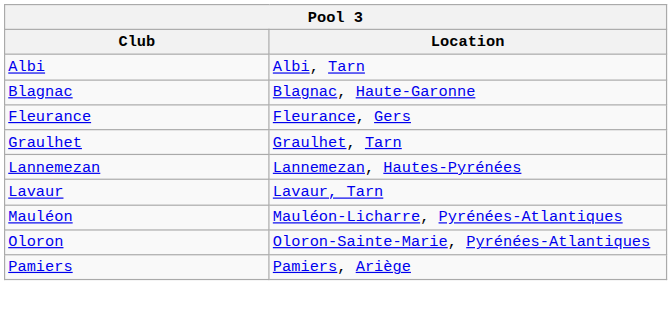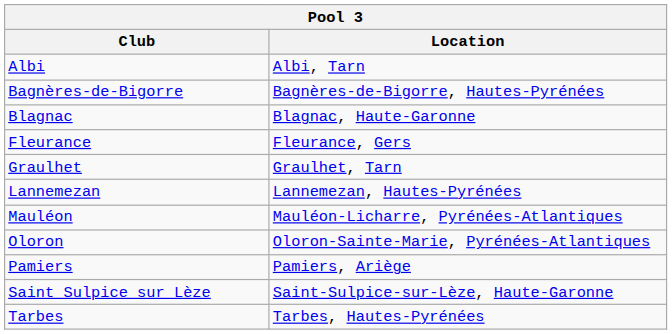+ row: (96, 92)
- row: (36, 192)
+ row: (110, 292)
+ row: (36, 317)
